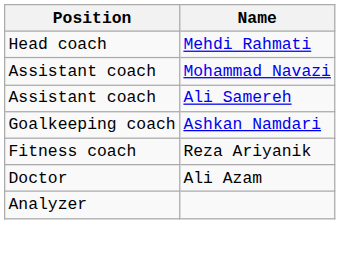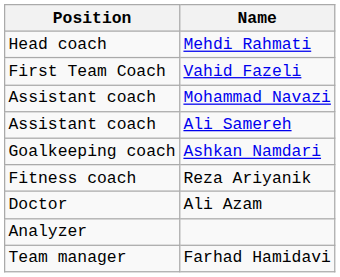+ row: (242, 71)
+ row: (257, 258)
